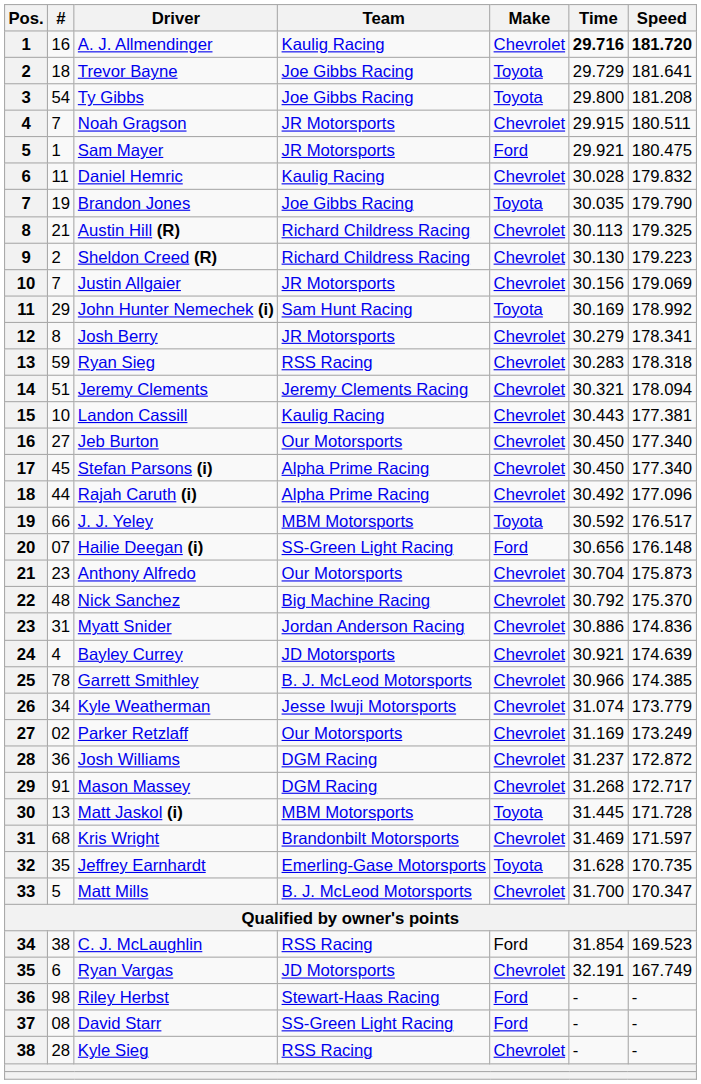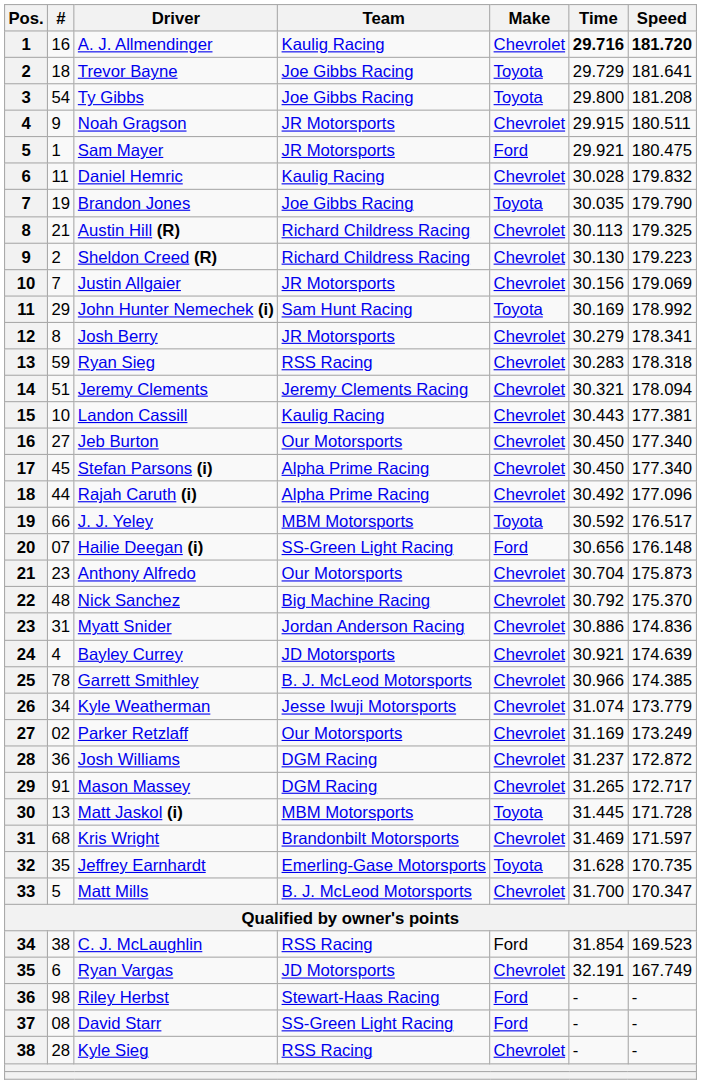(56, 124) 7 -> (56, 124) 9
(598, 786) 31.268 -> (598, 786) 31.265
